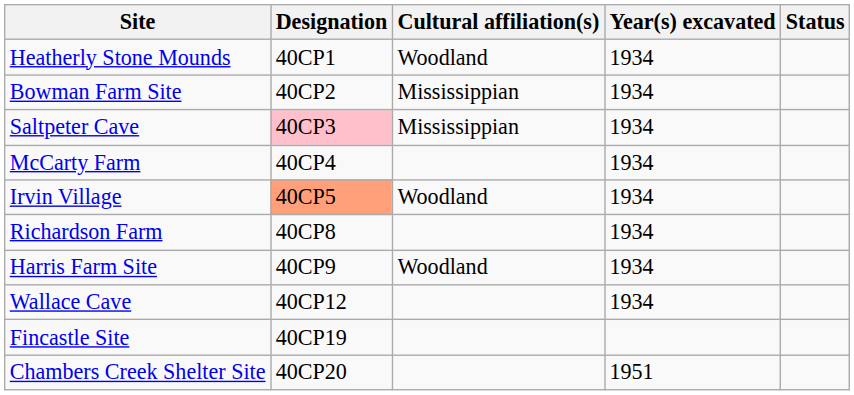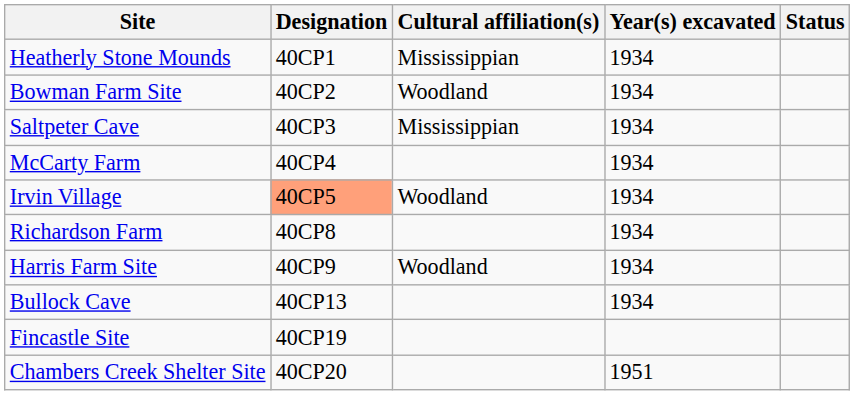(443, 57) Woodland -> (458, 57) Mississippian
(458, 92) Mississippian -> (443, 92) Woodland
(306, 127) pink background -> (306, 127) no background
- row: (70, 302)
+ row: (70, 302)
